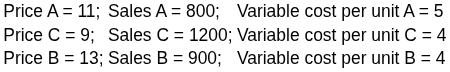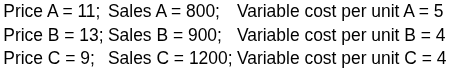rows swapped: (53, 58) <-> (49, 35)
